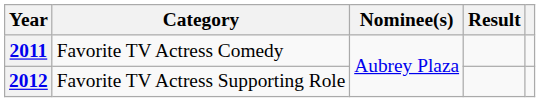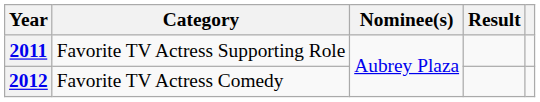(170, 50) Favorite TV Actress Comedy -> (201, 50) Favorite TV Actress Supporting Role
(201, 81) Favorite TV Actress Supporting Role -> (170, 81) Favorite TV Actress Comedy
